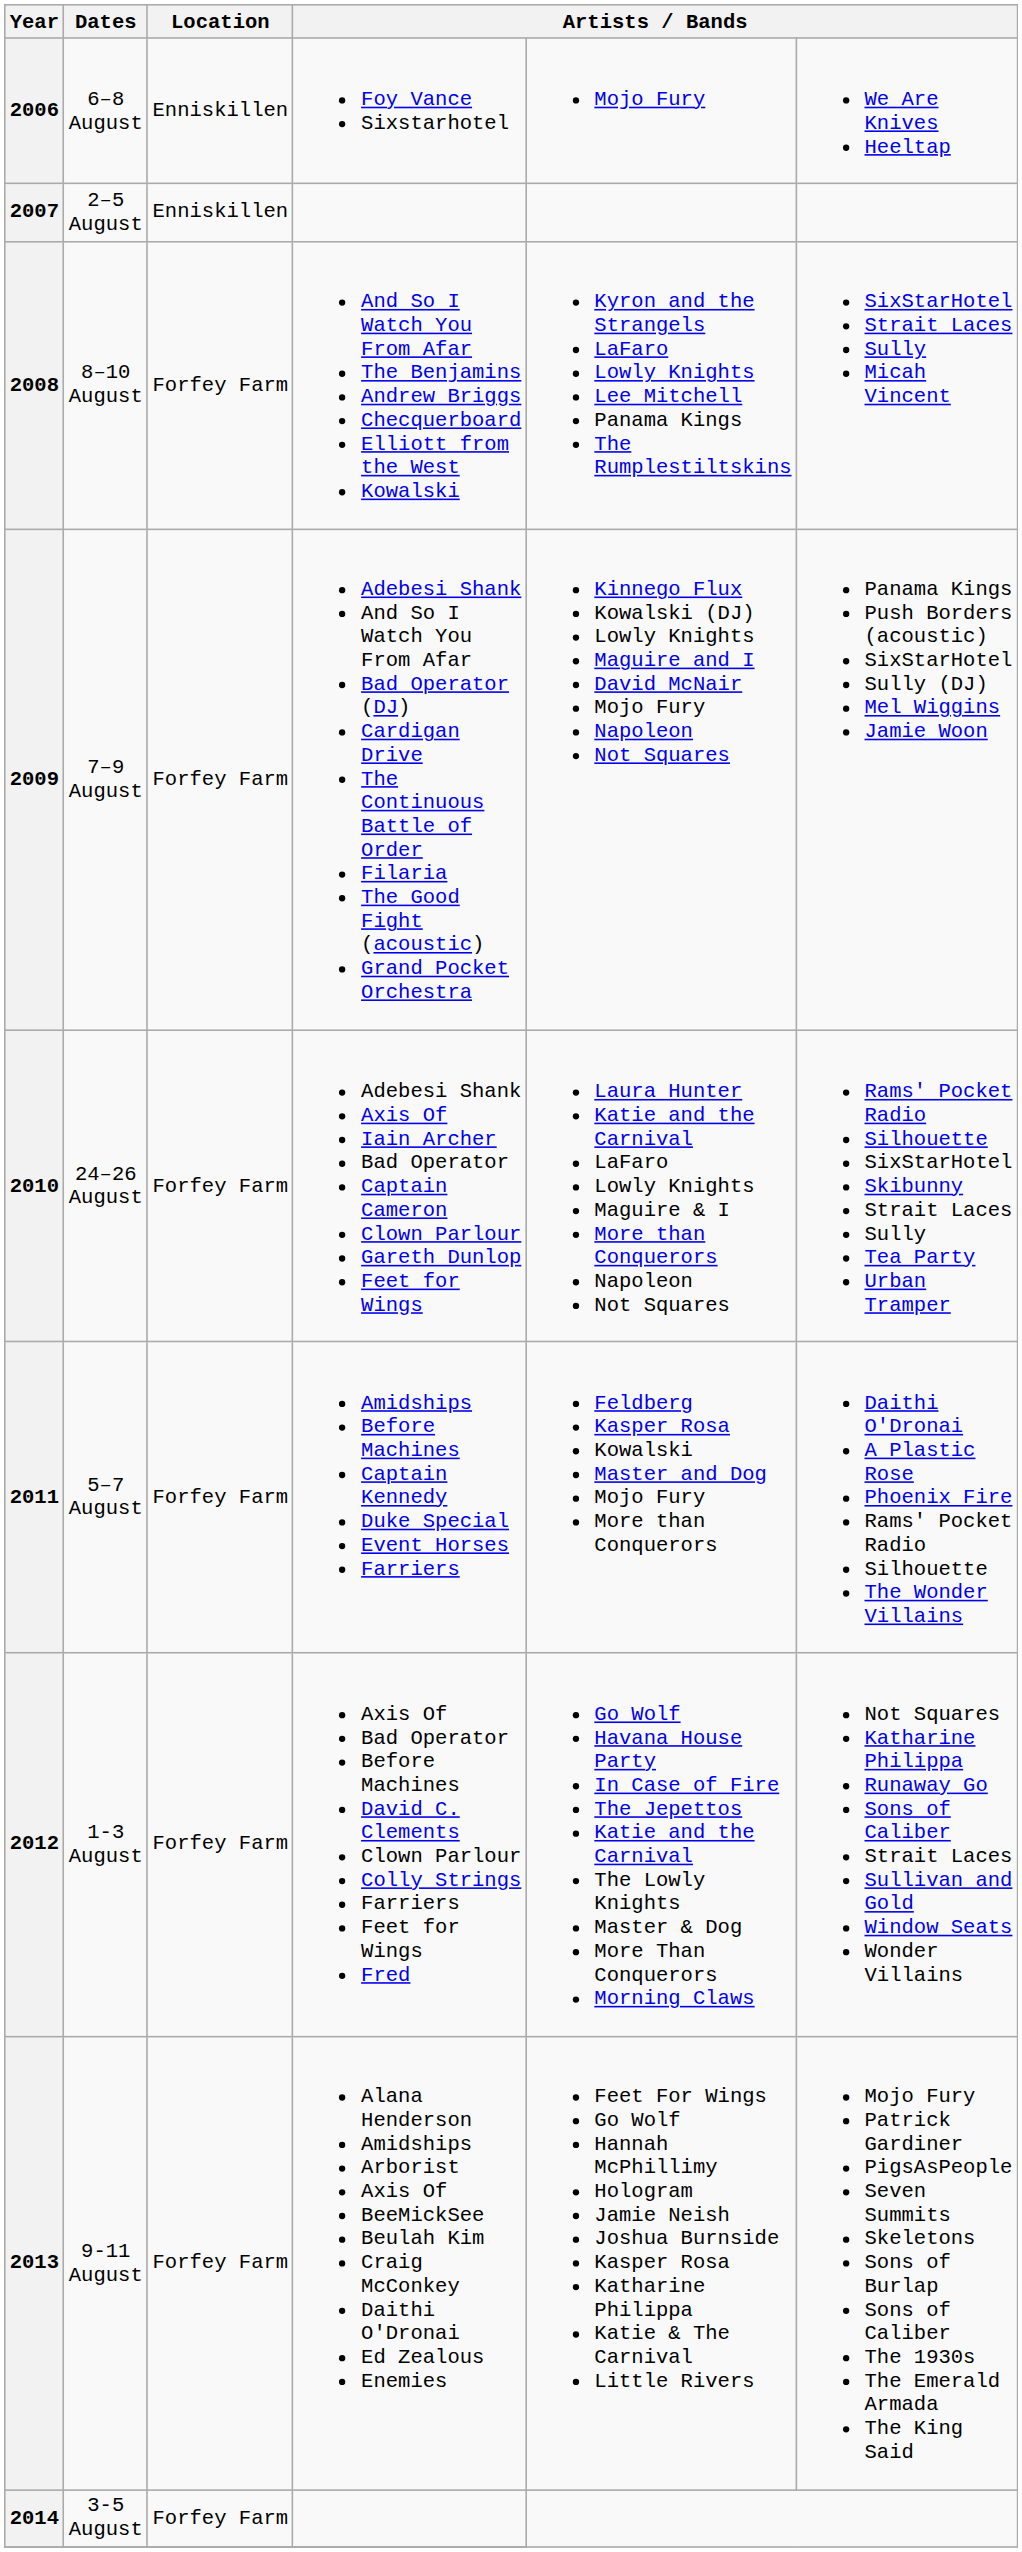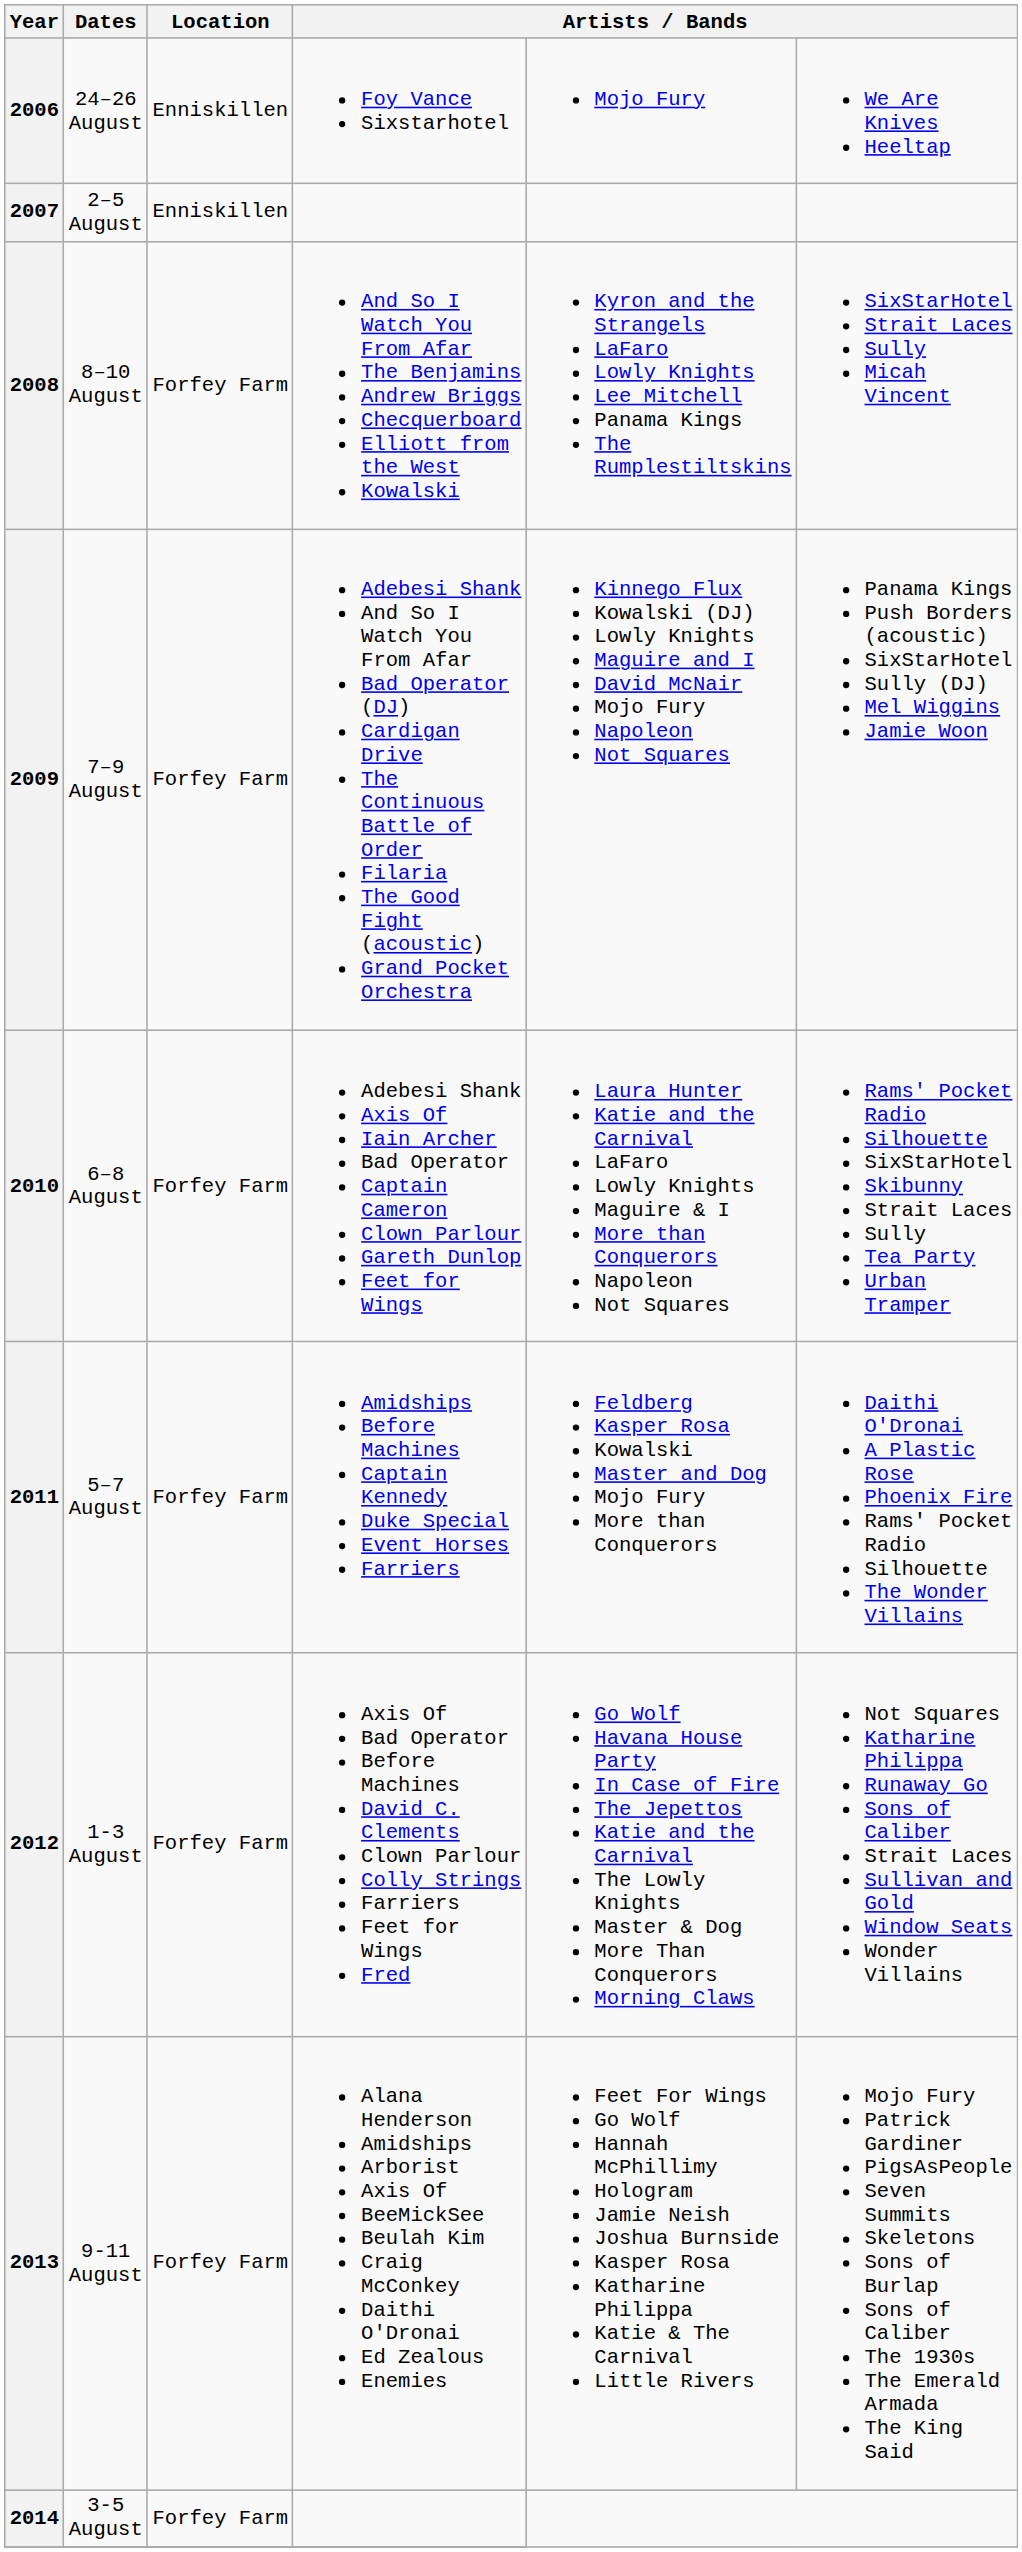(106, 111) 6–8 August -> (106, 111) 24–26 August
(106, 1186) 24–26 August -> (106, 1186) 6–8 August
